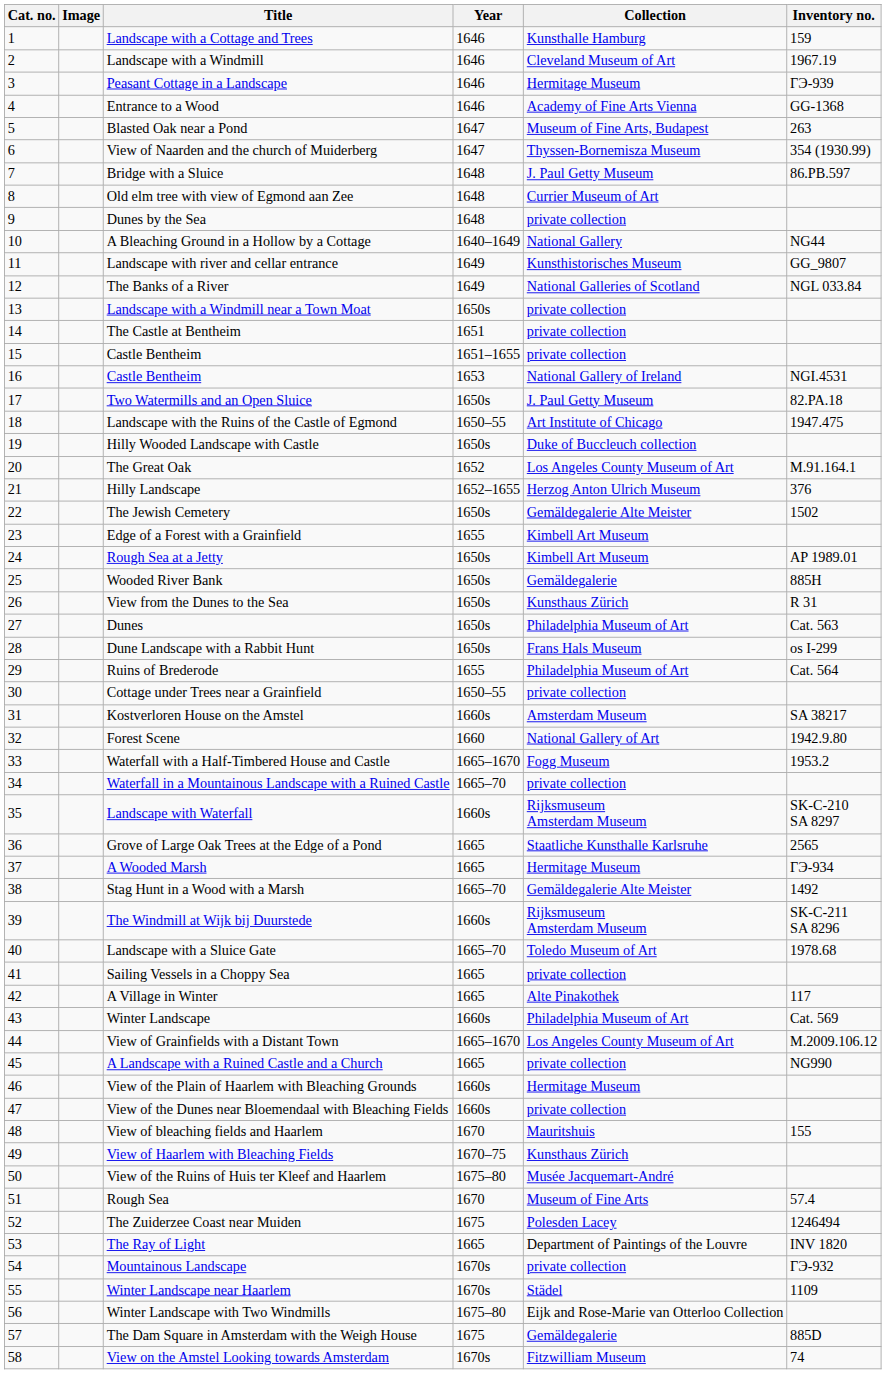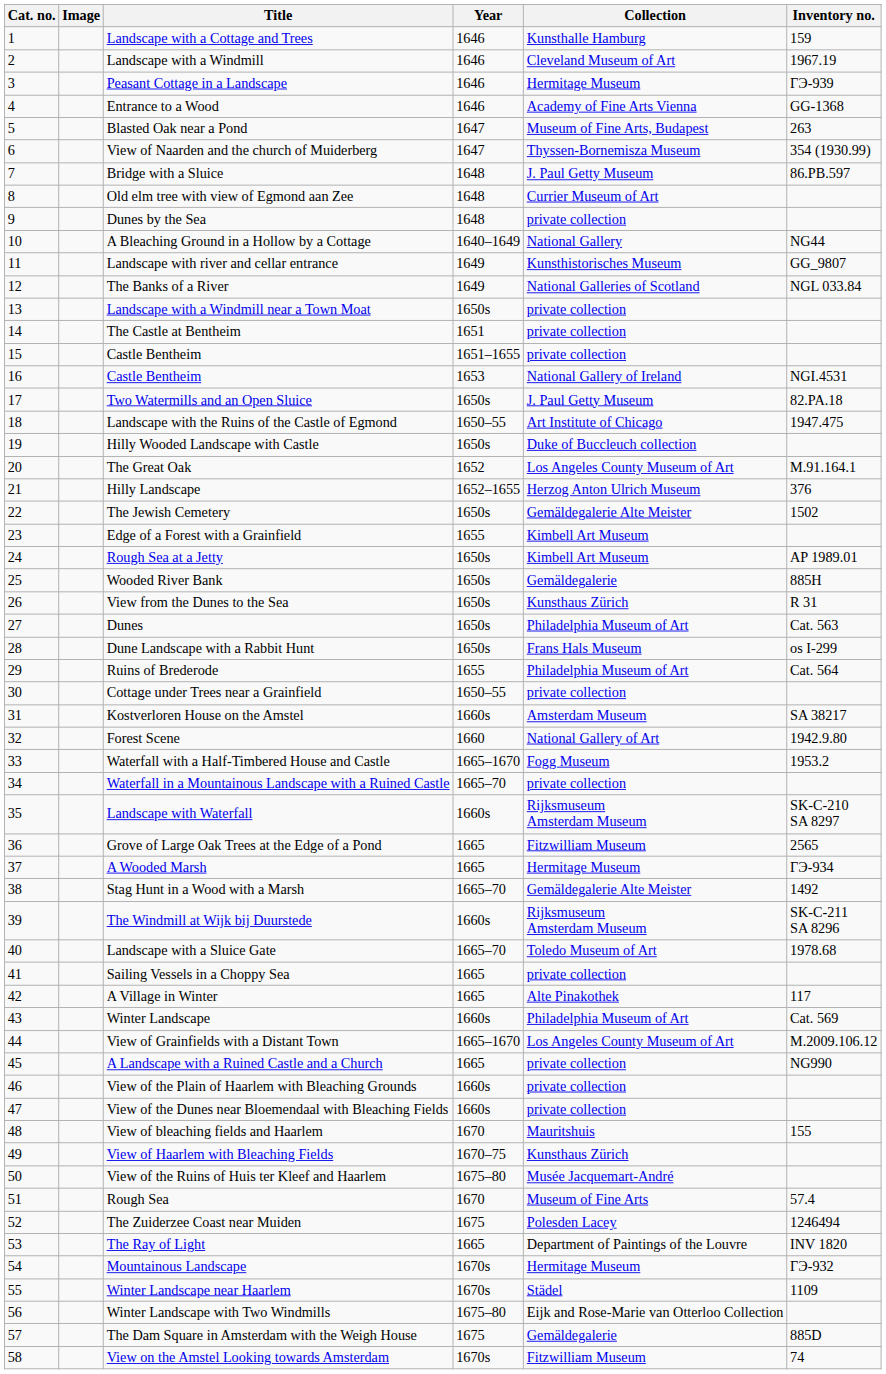(617, 844) Staatliche Kunsthalle Karlsruhe -> (586, 844) Fitzwilliam Museum
(584, 1086) Hermitage Museum -> (576, 1086) private collection
(576, 1267) private collection -> (584, 1267) Hermitage Museum
